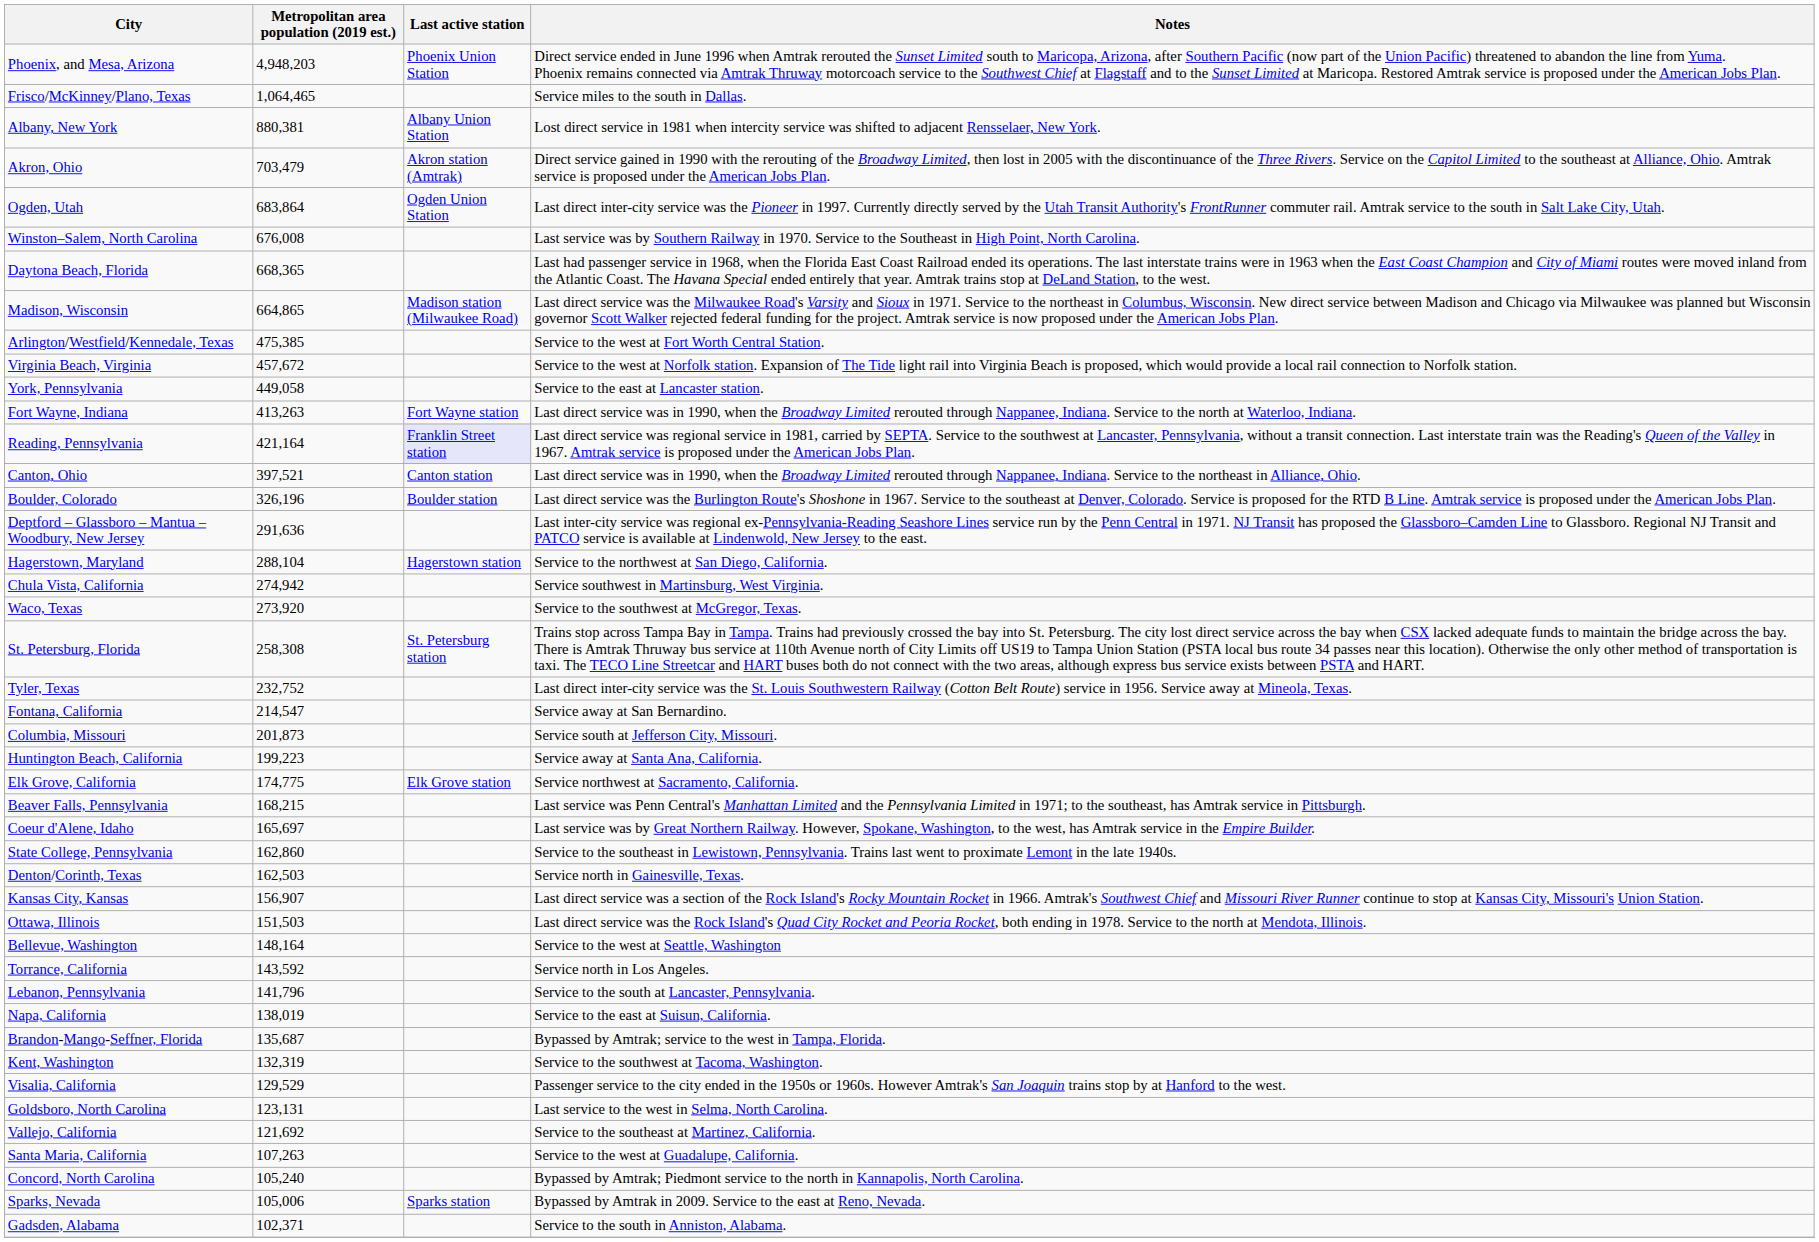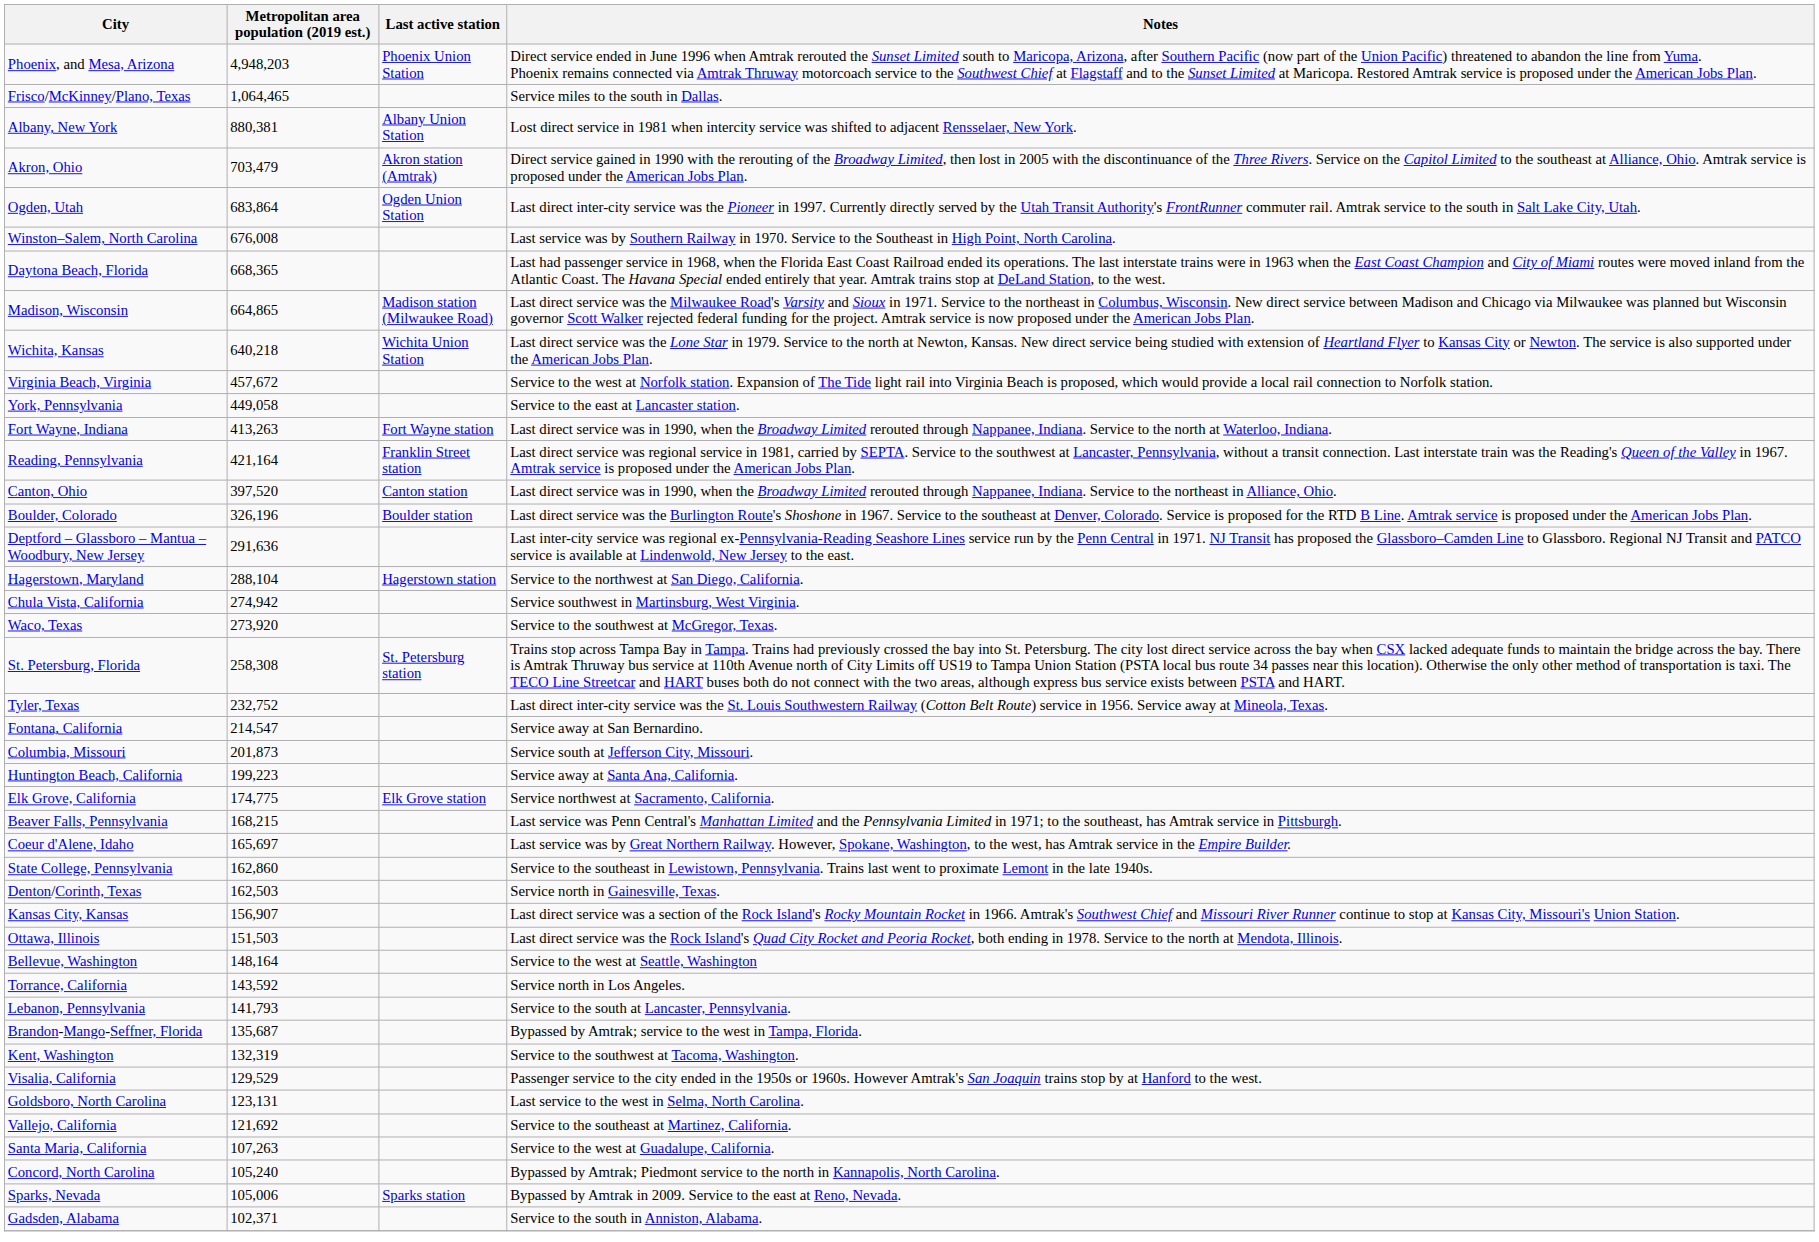+ row: (56, 350)
- row: (121, 342)
(451, 443) lavender background -> (426, 460) no background
(280, 475) 397,521 -> (254, 492) 397,520
(280, 992) 141,796 -> (254, 1008) 141,793
- row: (57, 1015)
